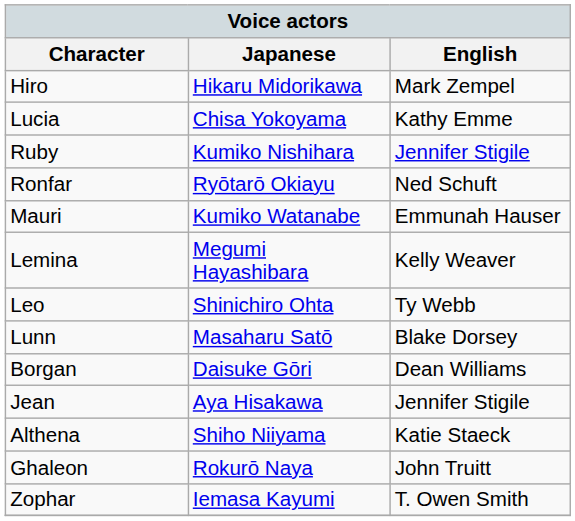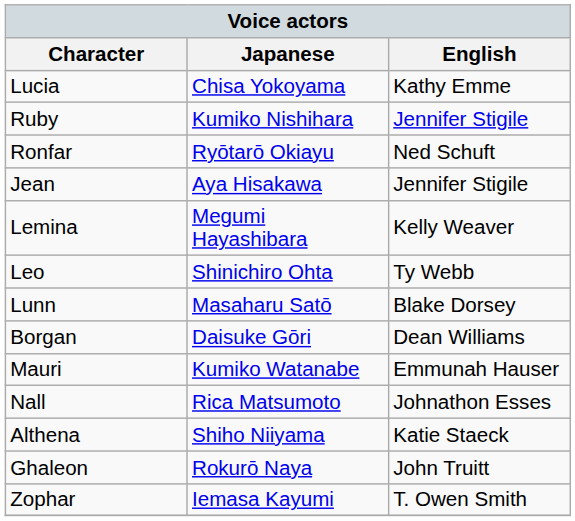- row: (29, 86)
rows swapped: (33, 402) <-> (36, 216)
+ row: (28, 402)
